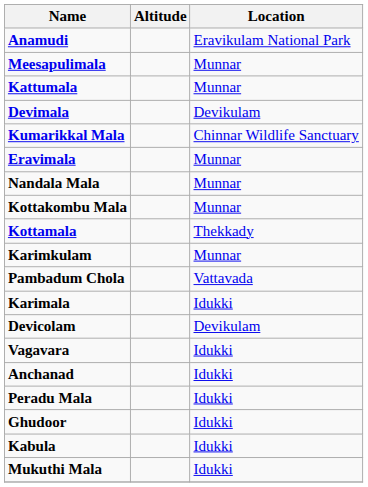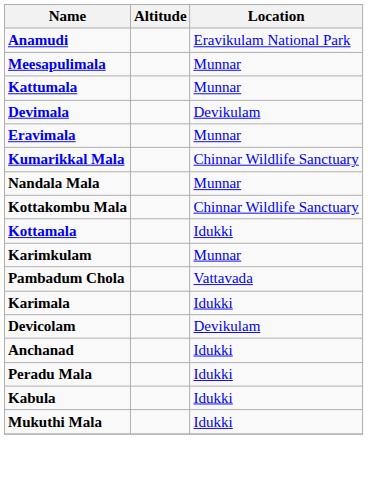rows swapped: (66, 135) <-> (42, 159)
(217, 207) Munnar -> (276, 207) Chinnar Wildlife Sanctuary
(224, 231) Thekkady -> (213, 231) Idukki
- row: (39, 350)
- row: (37, 421)
